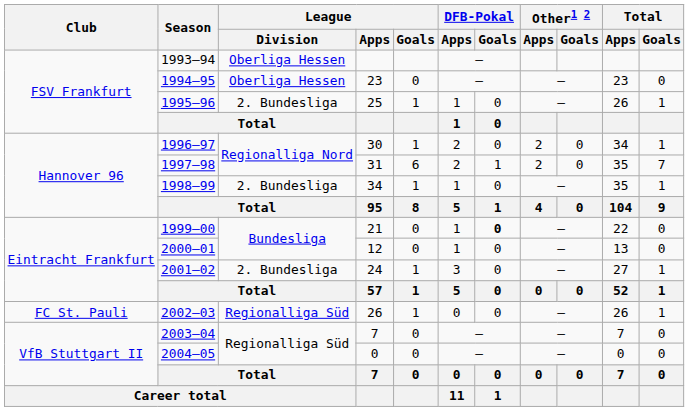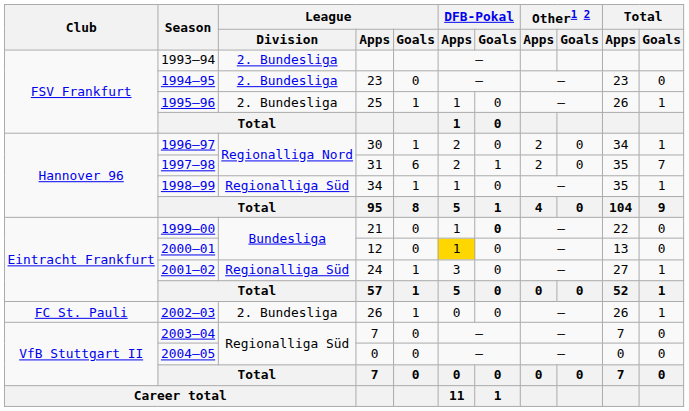(287, 60) Oberliga Hessen -> (287, 60) 2. Bundesliga
(287, 81) Oberliga Hessen -> (287, 81) 2. Bundesliga
(287, 186) 2. Bundesliga -> (287, 186) Regionalliga Süd
(457, 249) no background -> (457, 249) gold background
(287, 270) 2. Bundesliga -> (287, 270) Regionalliga Süd
(287, 312) Regionalliga Süd -> (287, 312) 2. Bundesliga
